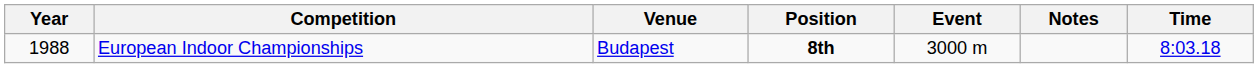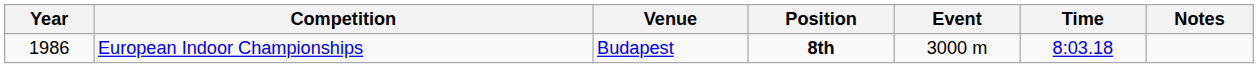columns swapped: (1190, 19) <-> (1074, 19)
(49, 48) 1988 -> (49, 48) 1986
